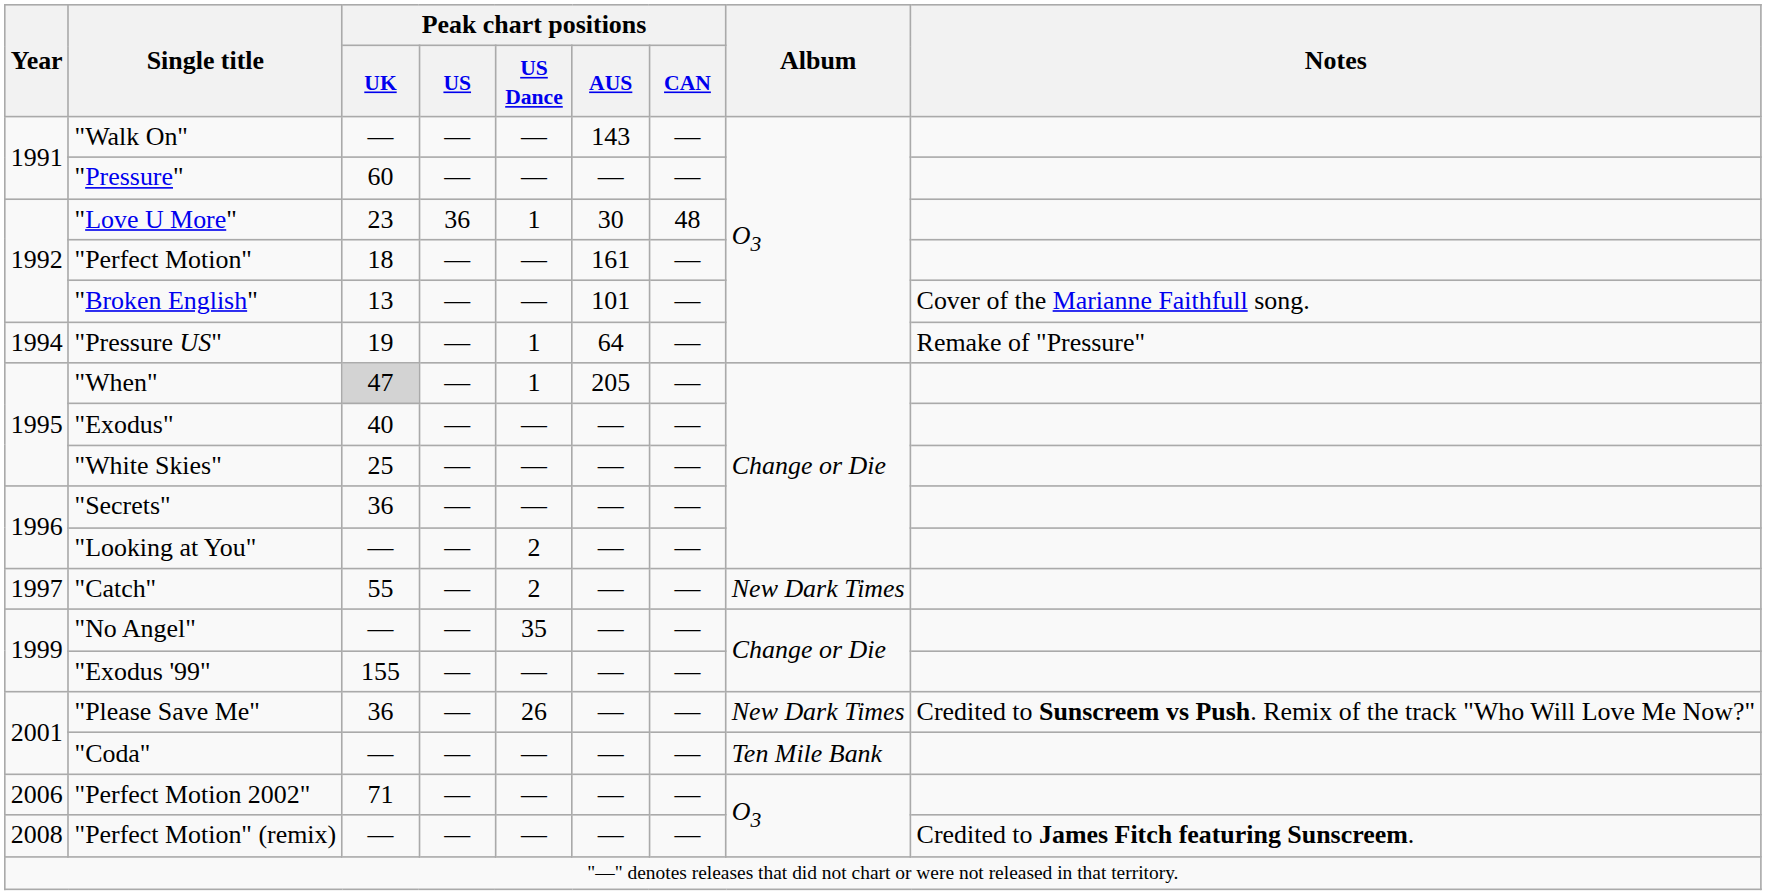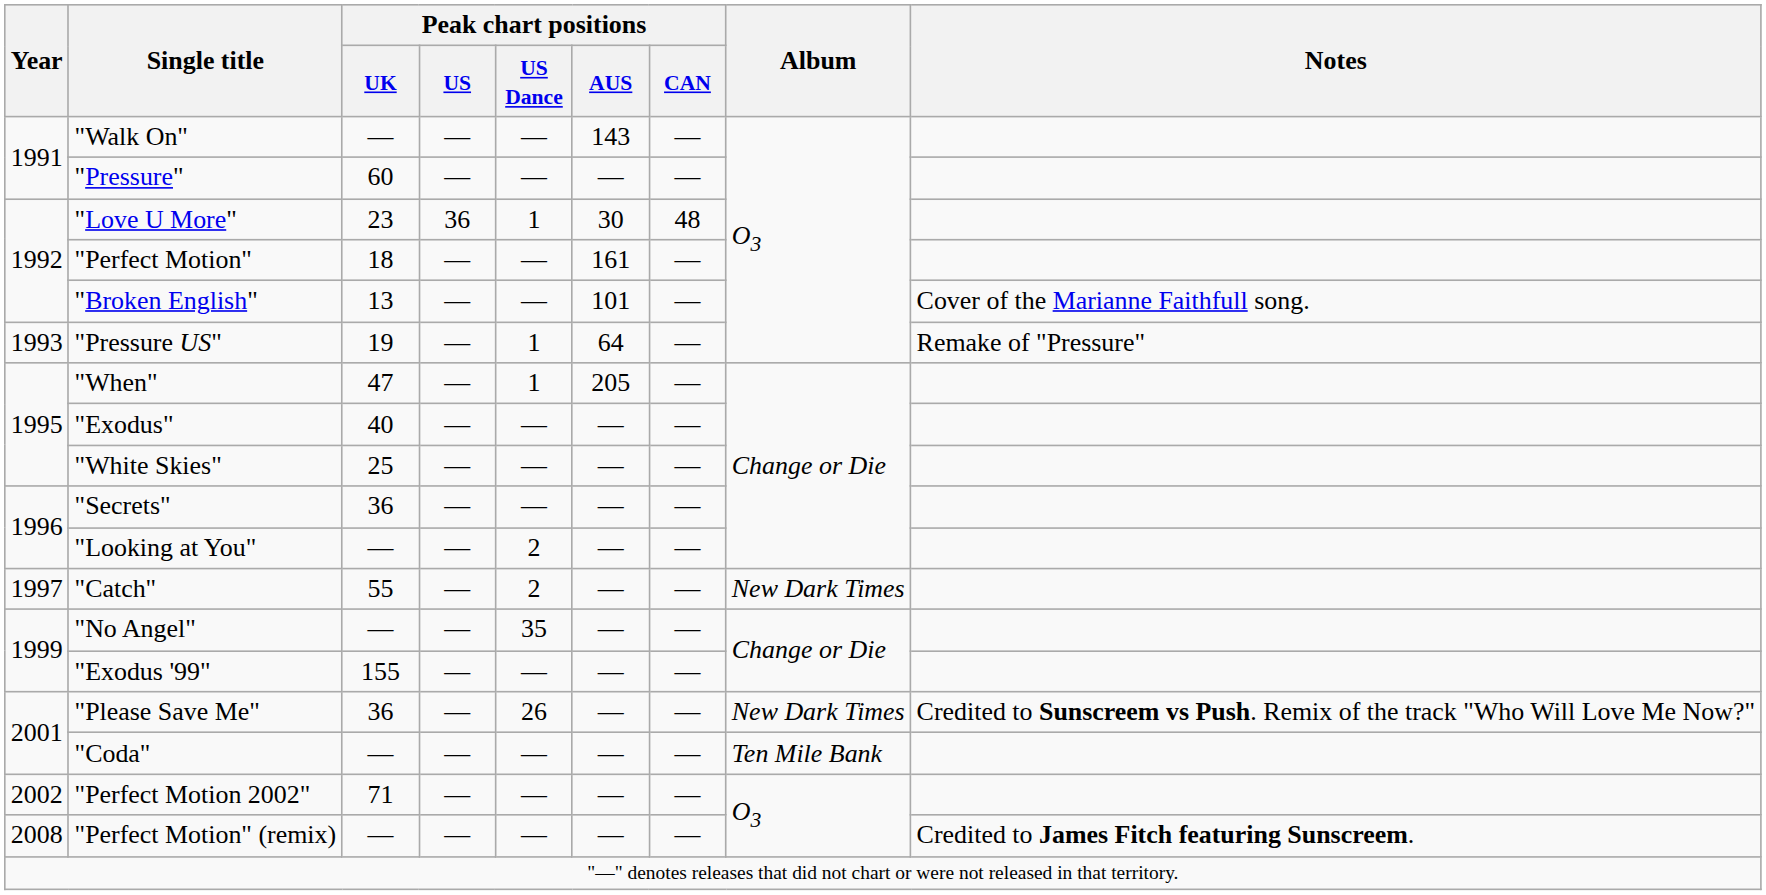(37, 341) 1994 -> (37, 341) 1993
(380, 383) lightgrey background -> (380, 383) no background
(37, 794) 2006 -> (37, 794) 2002
